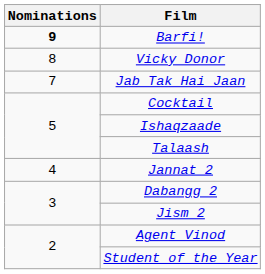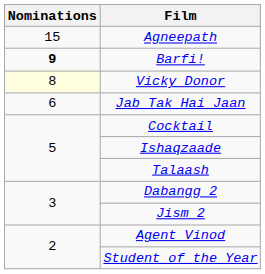+ row: (181, 38)
(52, 60) no background -> (52, 82) lightyellow background
(52, 82) 7 -> (52, 104) 6
- row: (181, 170)
